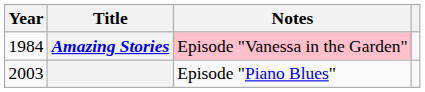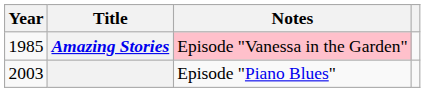(26, 45) 1984 -> (26, 45) 1985
